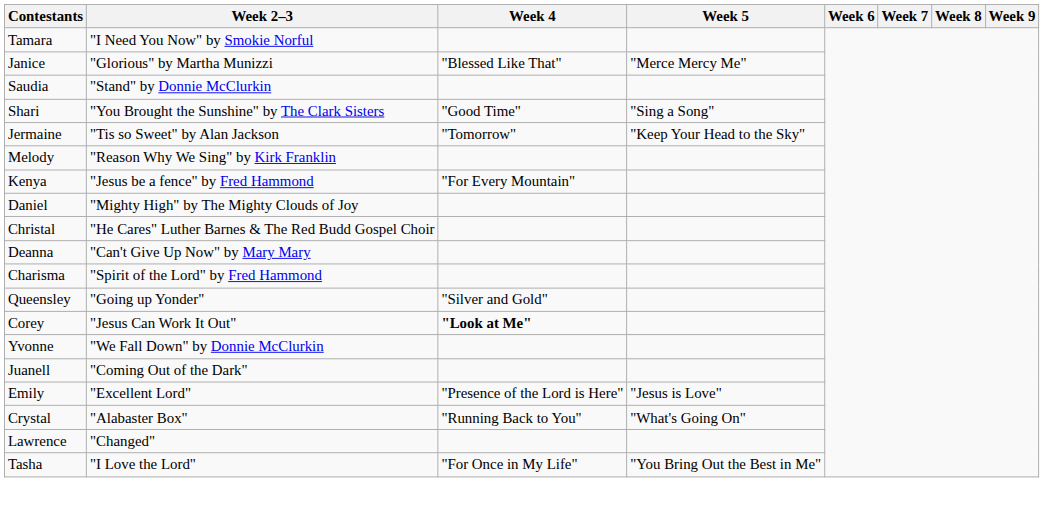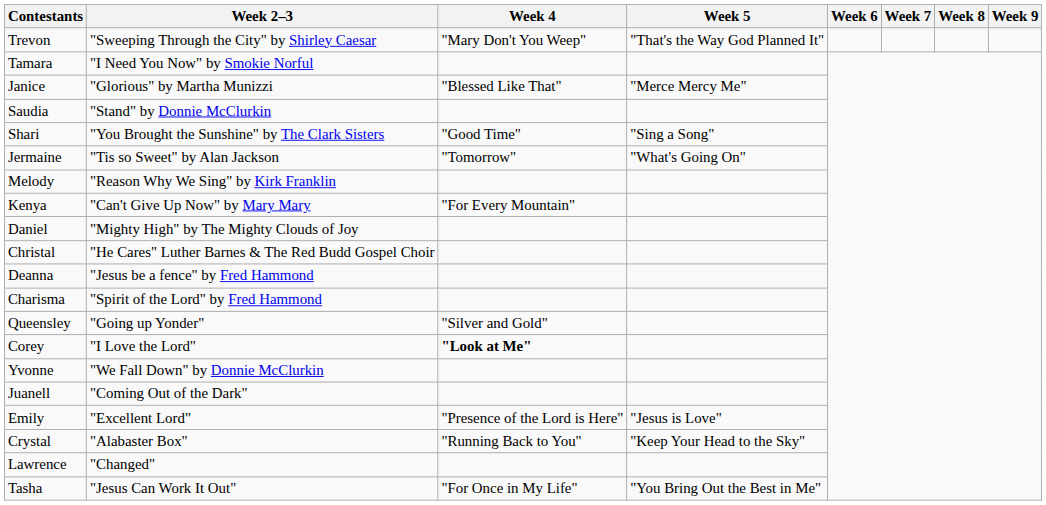+ row: (29, 39)
(718, 134) "Keep Your Head to the Sky" -> (688, 157) "What's Going On"
(202, 181) "Jesus be a fence" by Fred Hammond -> (200, 205) "Can't Give Up Now" by Mary Mary
(200, 252) "Can't Give Up Now" by Mary Mary -> (202, 275) "Jesus be a fence" by Fred Hammond
(163, 323) "Jesus Can Work It Out" -> (143, 346) "I Love the Lord"
(688, 417) "What's Going On" -> (718, 441) "Keep Your Head to the Sky"
(143, 464) "I Love the Lord" -> (163, 488) "Jesus Can Work It Out"
